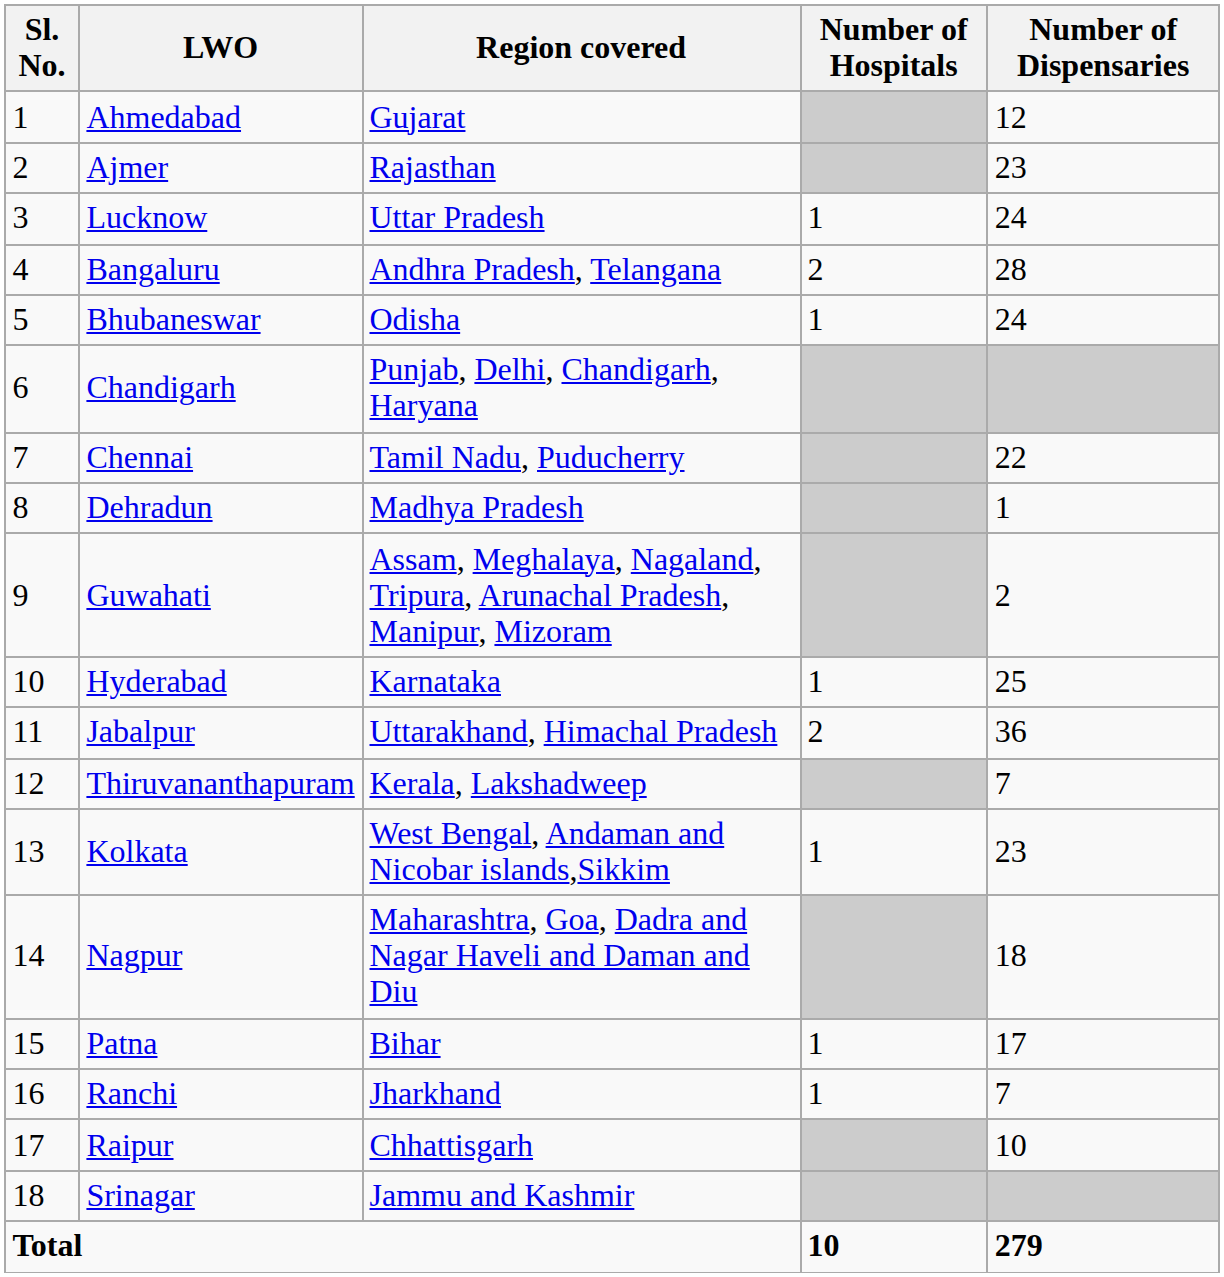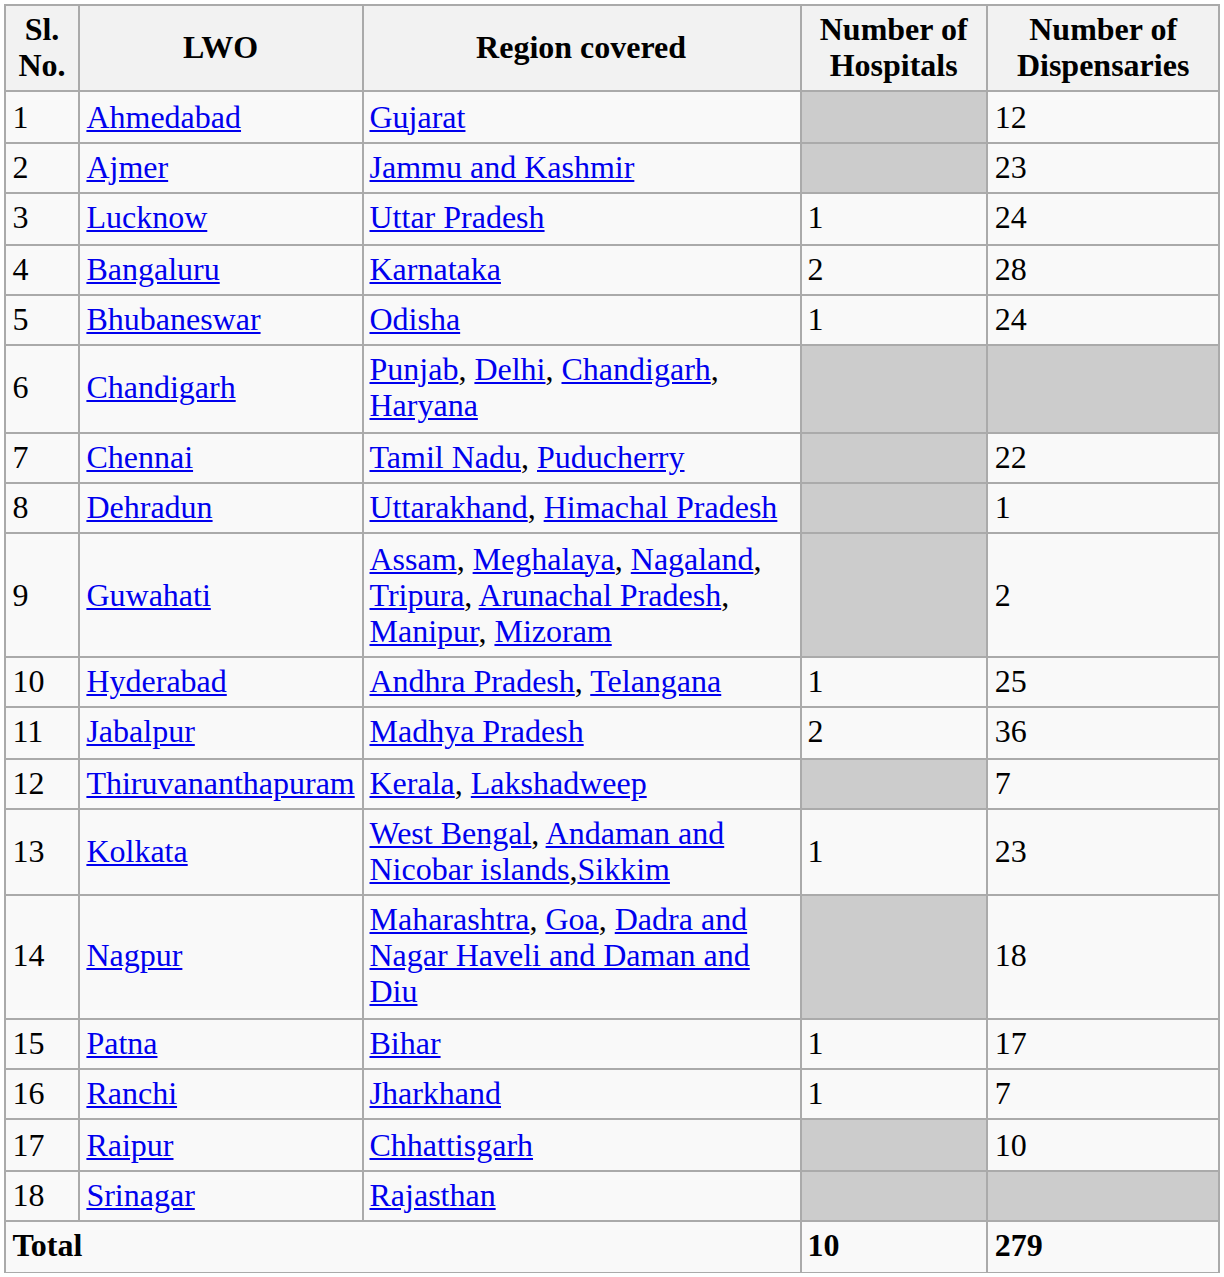(433, 167) Rajasthan -> (502, 167) Jammu and Kashmir
(545, 268) Andhra Pradesh, Telangana -> (435, 268) Karnataka
(477, 507) Madhya Pradesh -> (573, 507) Uttarakhand, Himachal Pradesh
(435, 681) Karnataka -> (545, 681) Andhra Pradesh, Telangana
(573, 732) Uttarakhand, Himachal Pradesh -> (477, 732) Madhya Pradesh
(502, 1195) Jammu and Kashmir -> (433, 1195) Rajasthan
